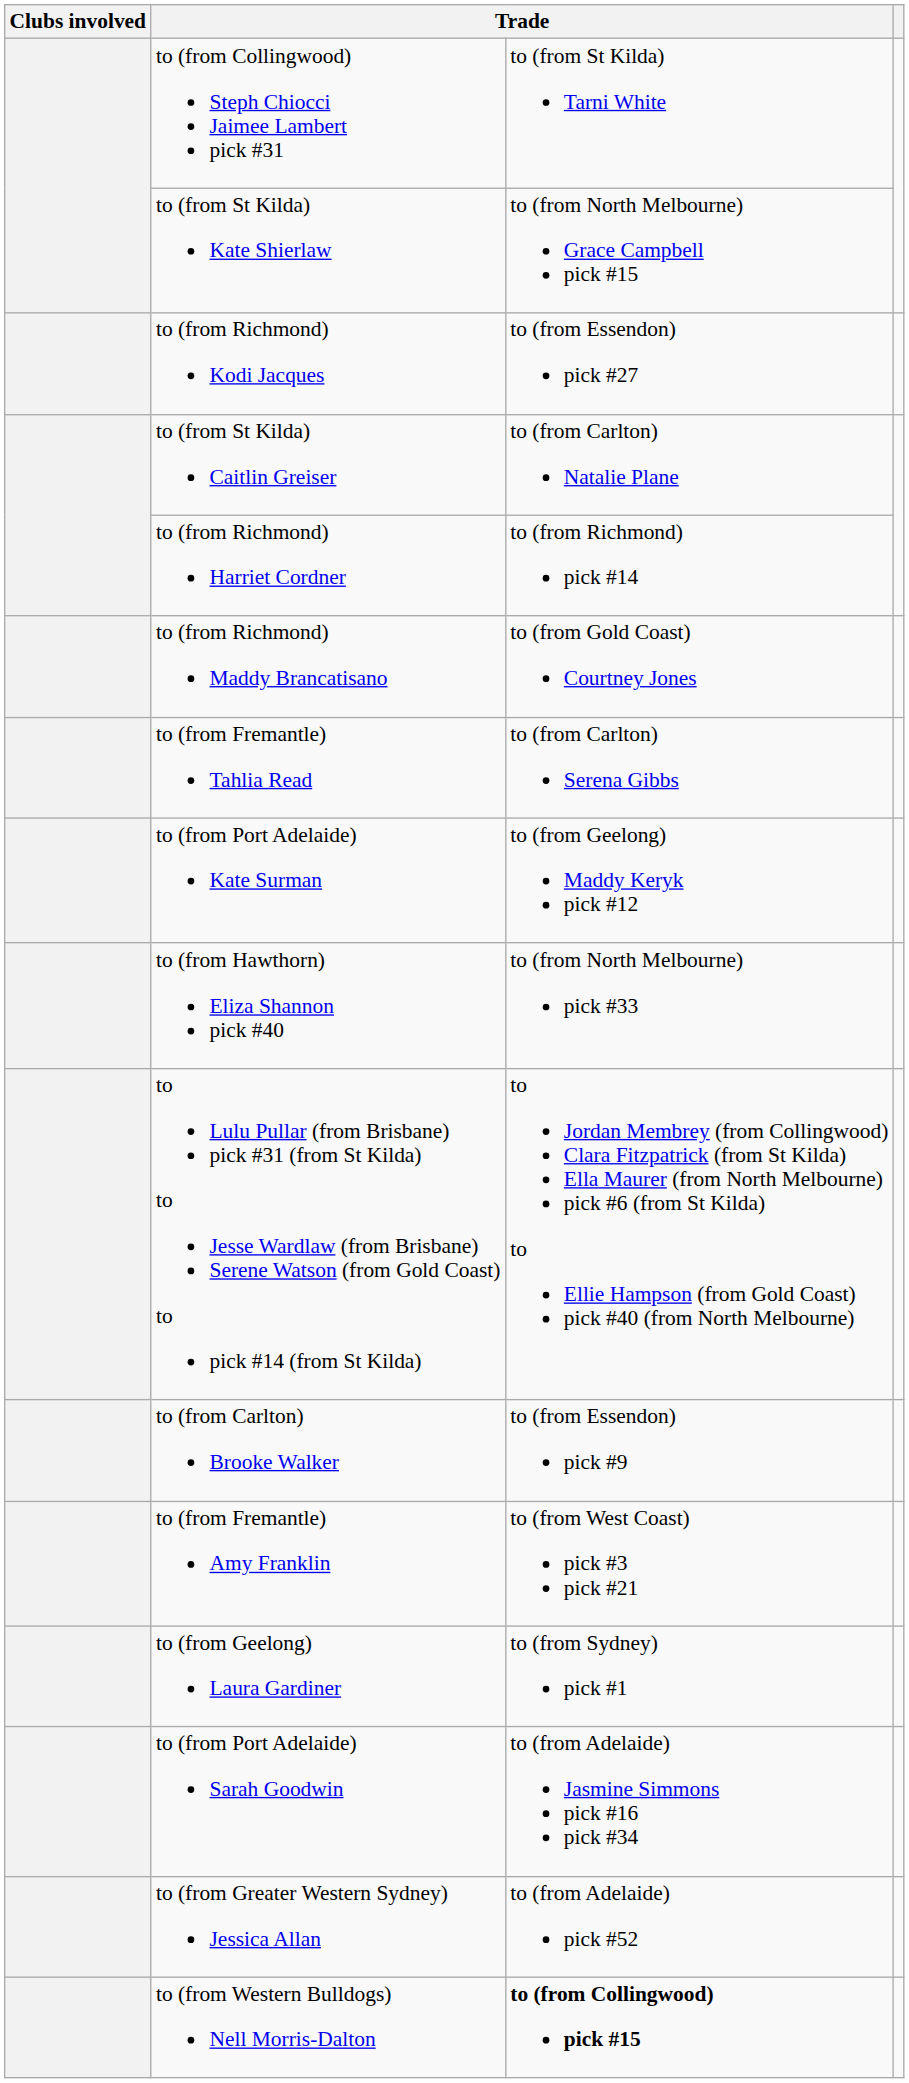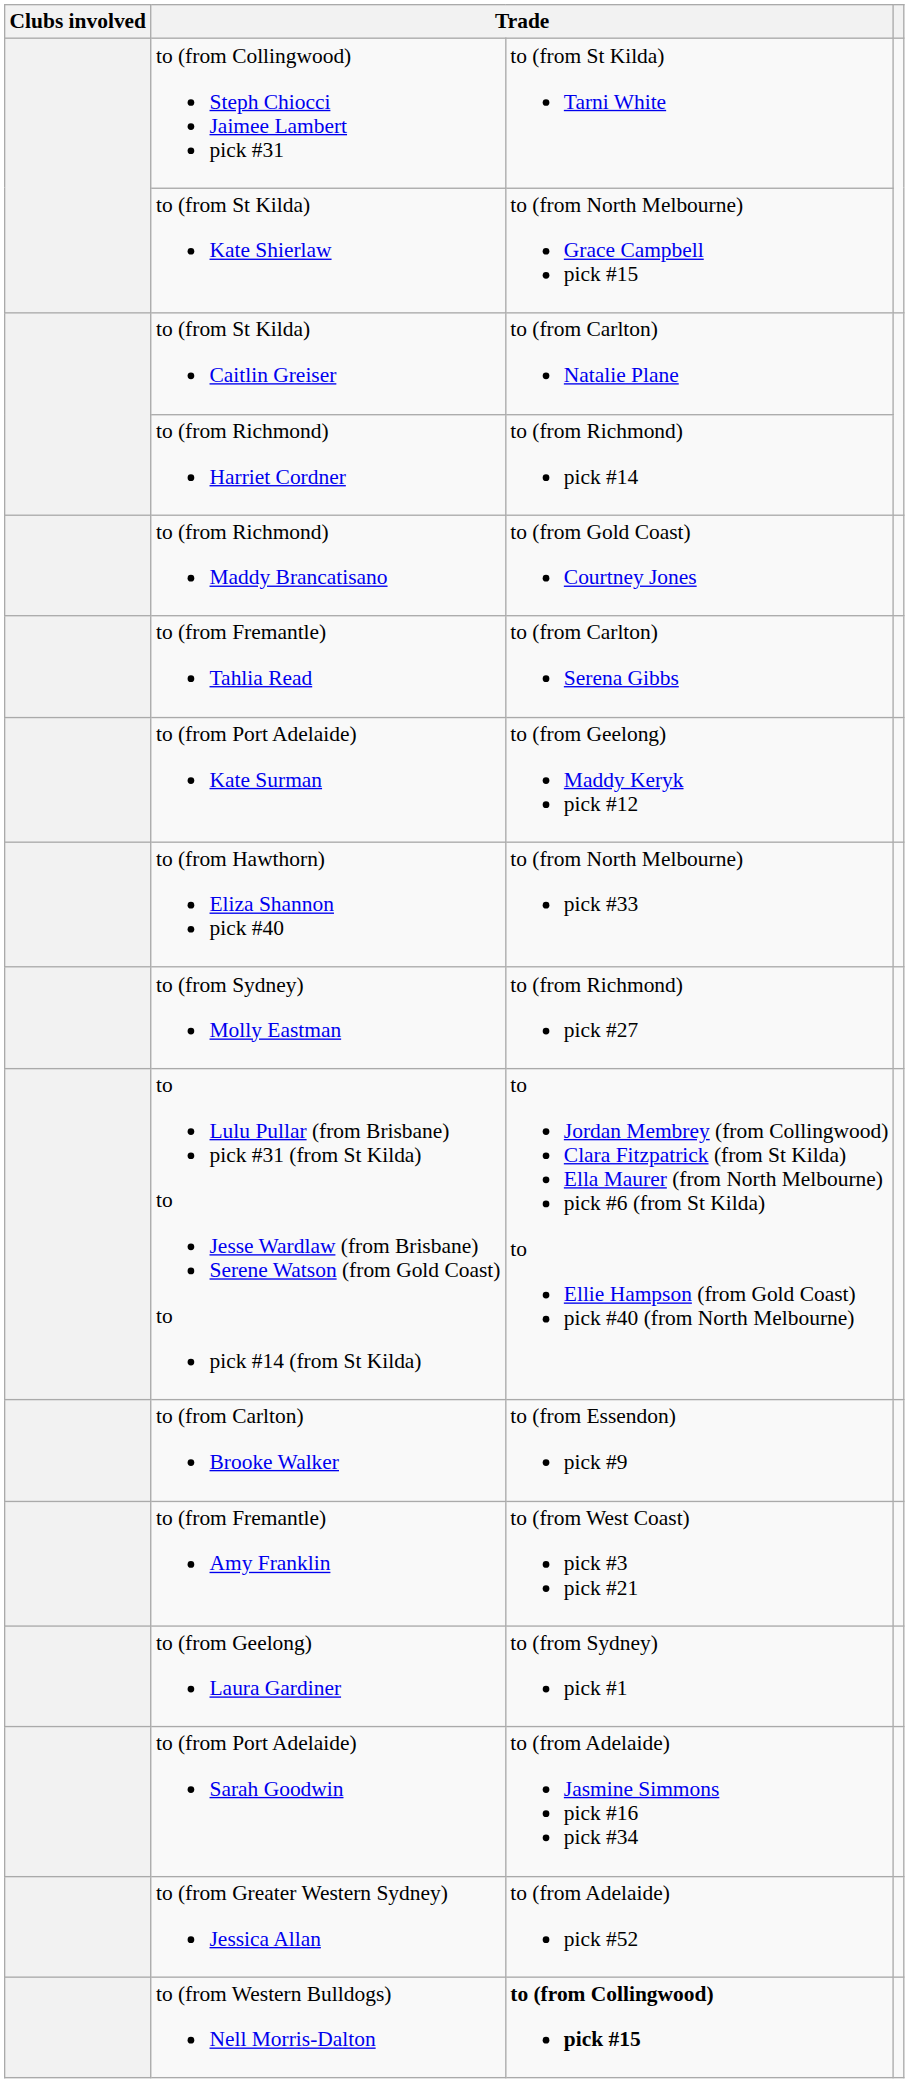- row: (328, 353)
+ row: (328, 1007)
